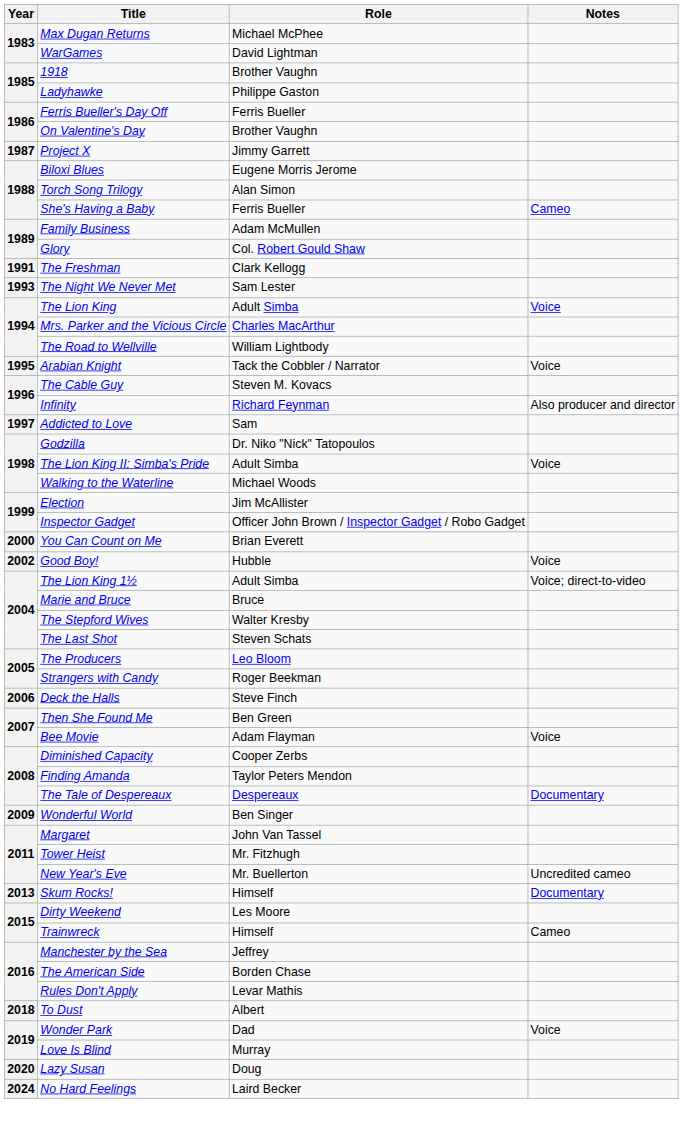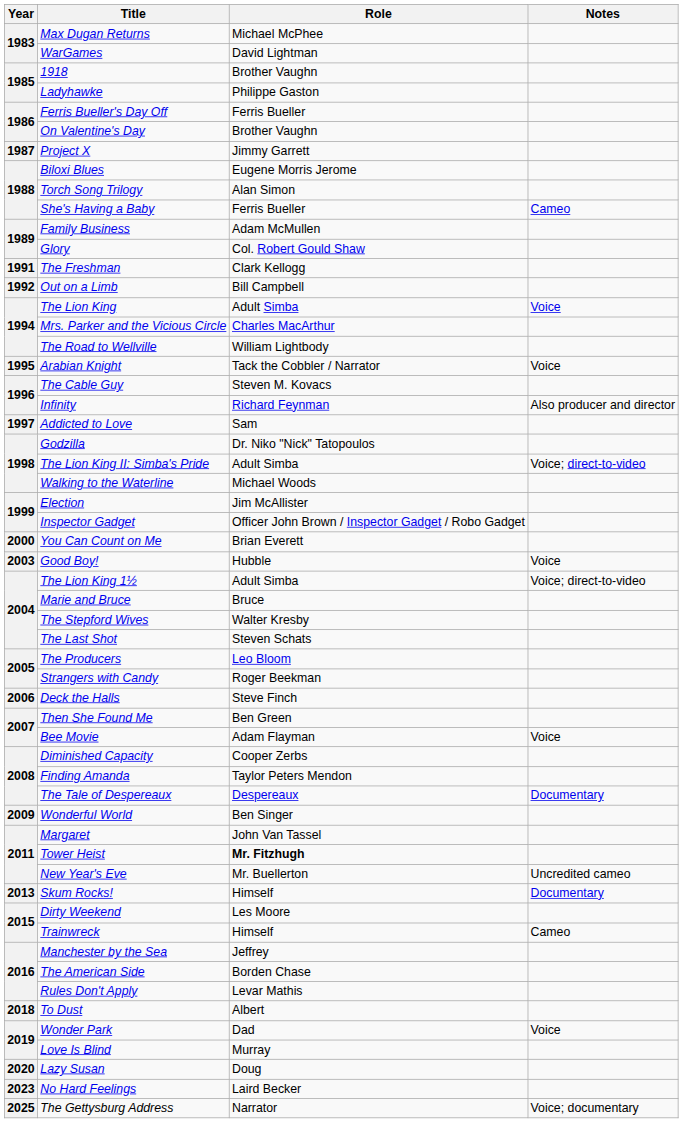+ row: (79, 287)
- row: (108, 287)
(546, 463) Voice -> (588, 463) Voice; direct-to-video
(21, 561) 2002 -> (21, 561) 2003
(266, 854) normal -> (268, 854) bold
(21, 1088) 2024 -> (21, 1088) 2023
+ row: (107, 1108)
